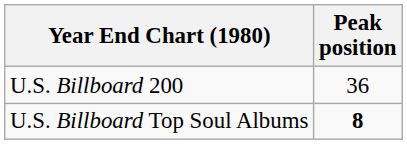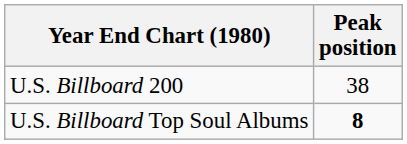(358, 84) 36 -> (358, 84) 38
